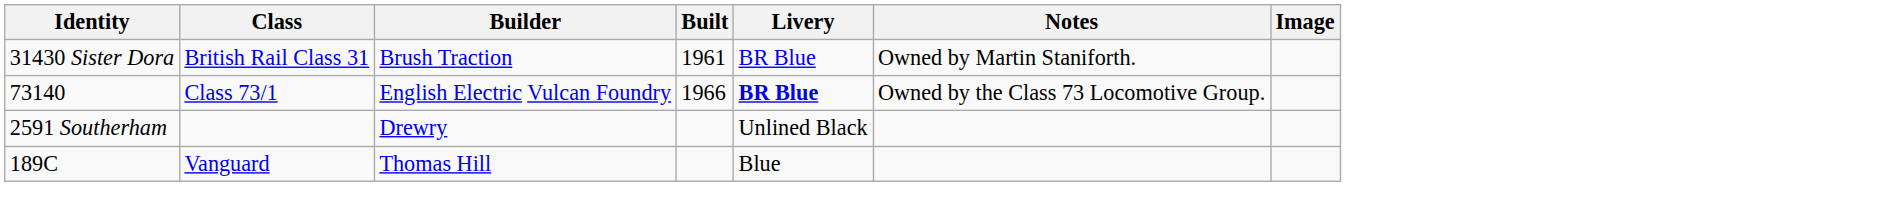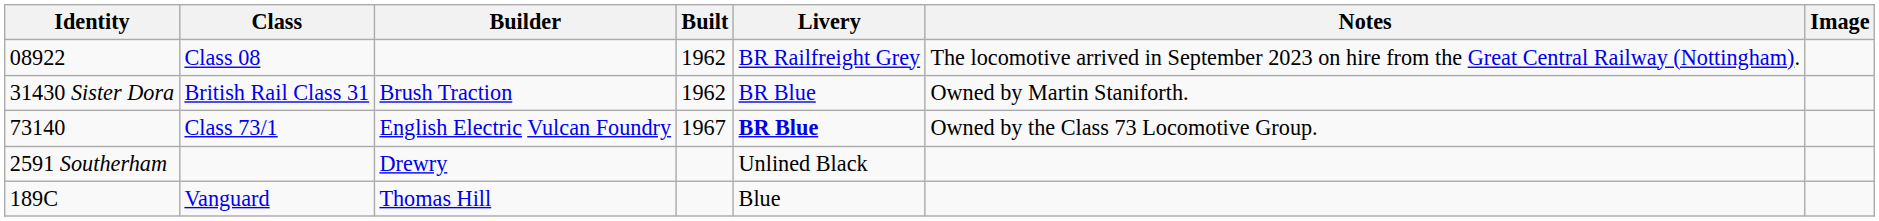+ row: (222, 57)
(704, 57) 1961 -> (704, 92) 1962
(704, 92) 1966 -> (704, 127) 1967
